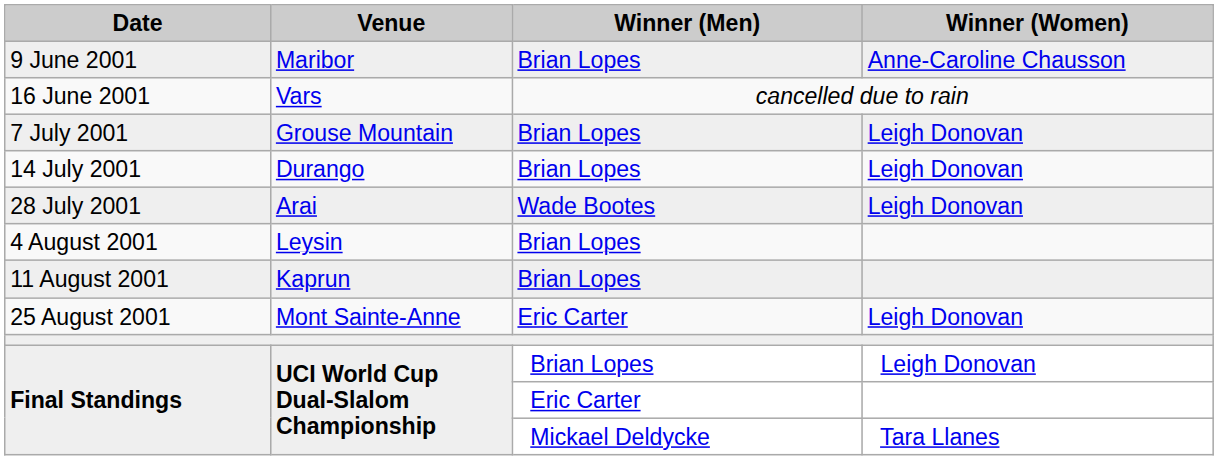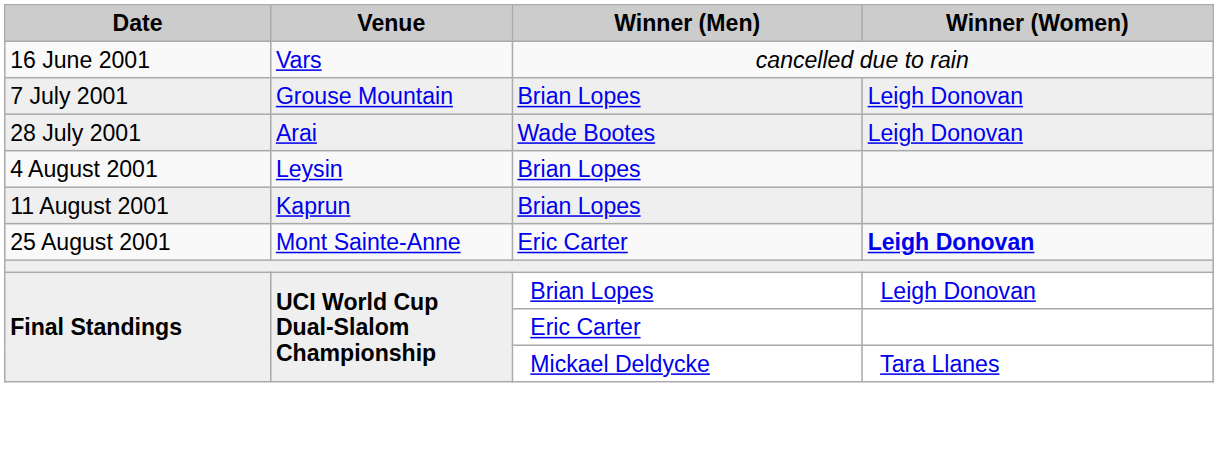- row: (74, 60)
- row: (76, 170)
(945, 316) normal -> (951, 243) bold
